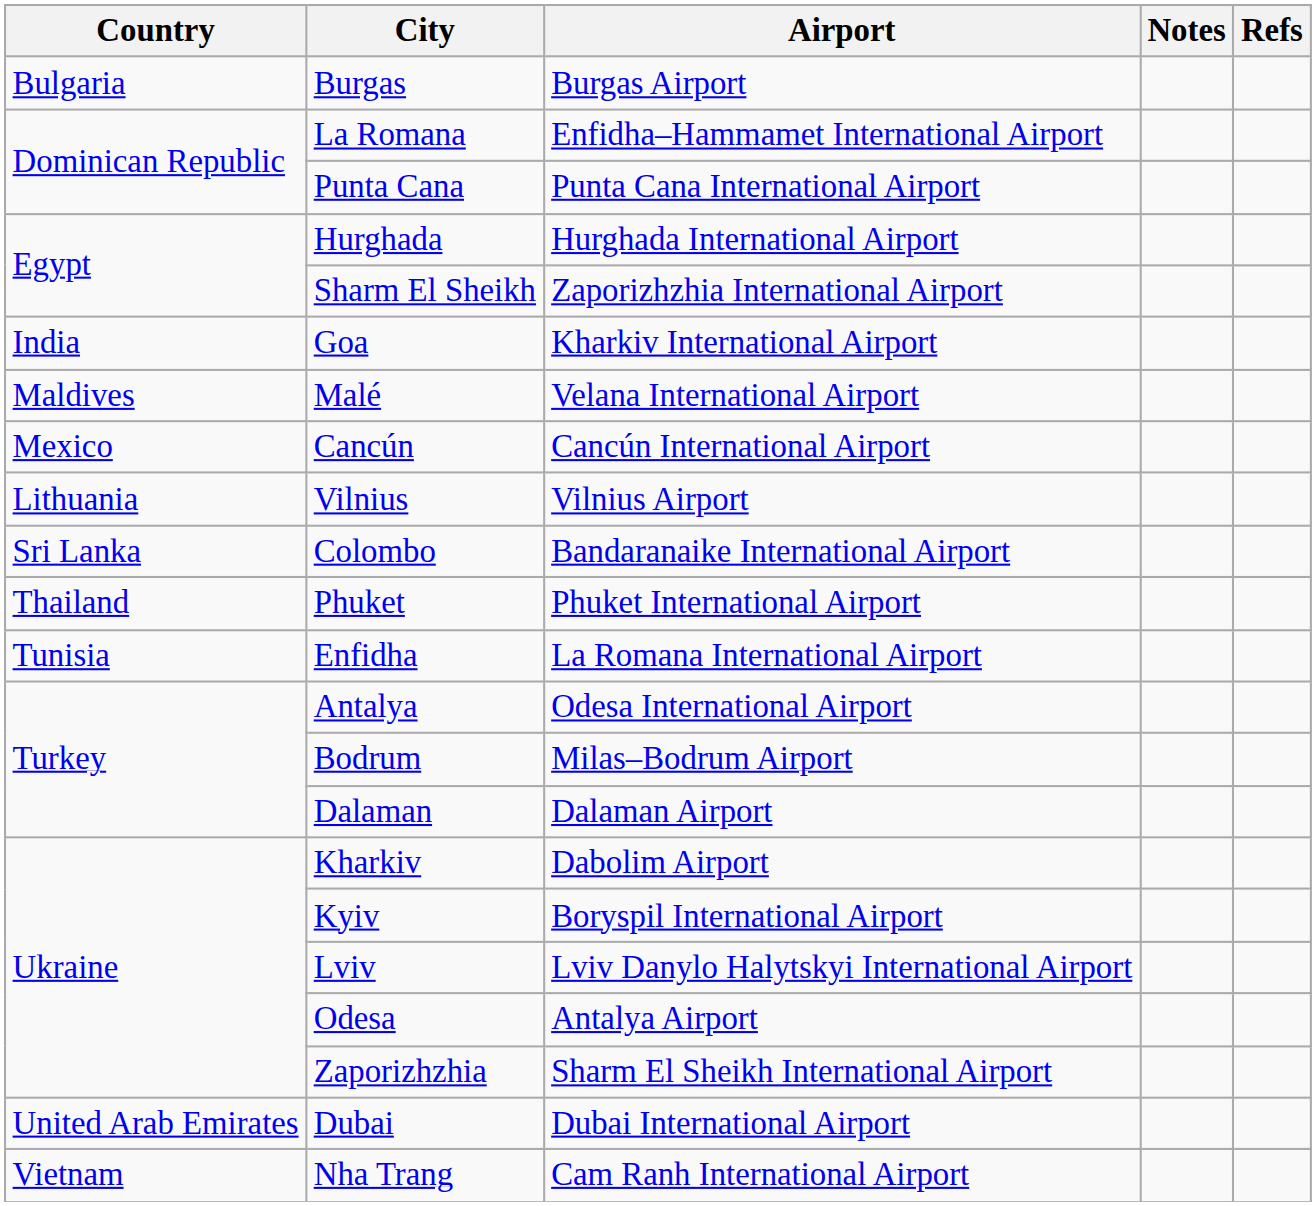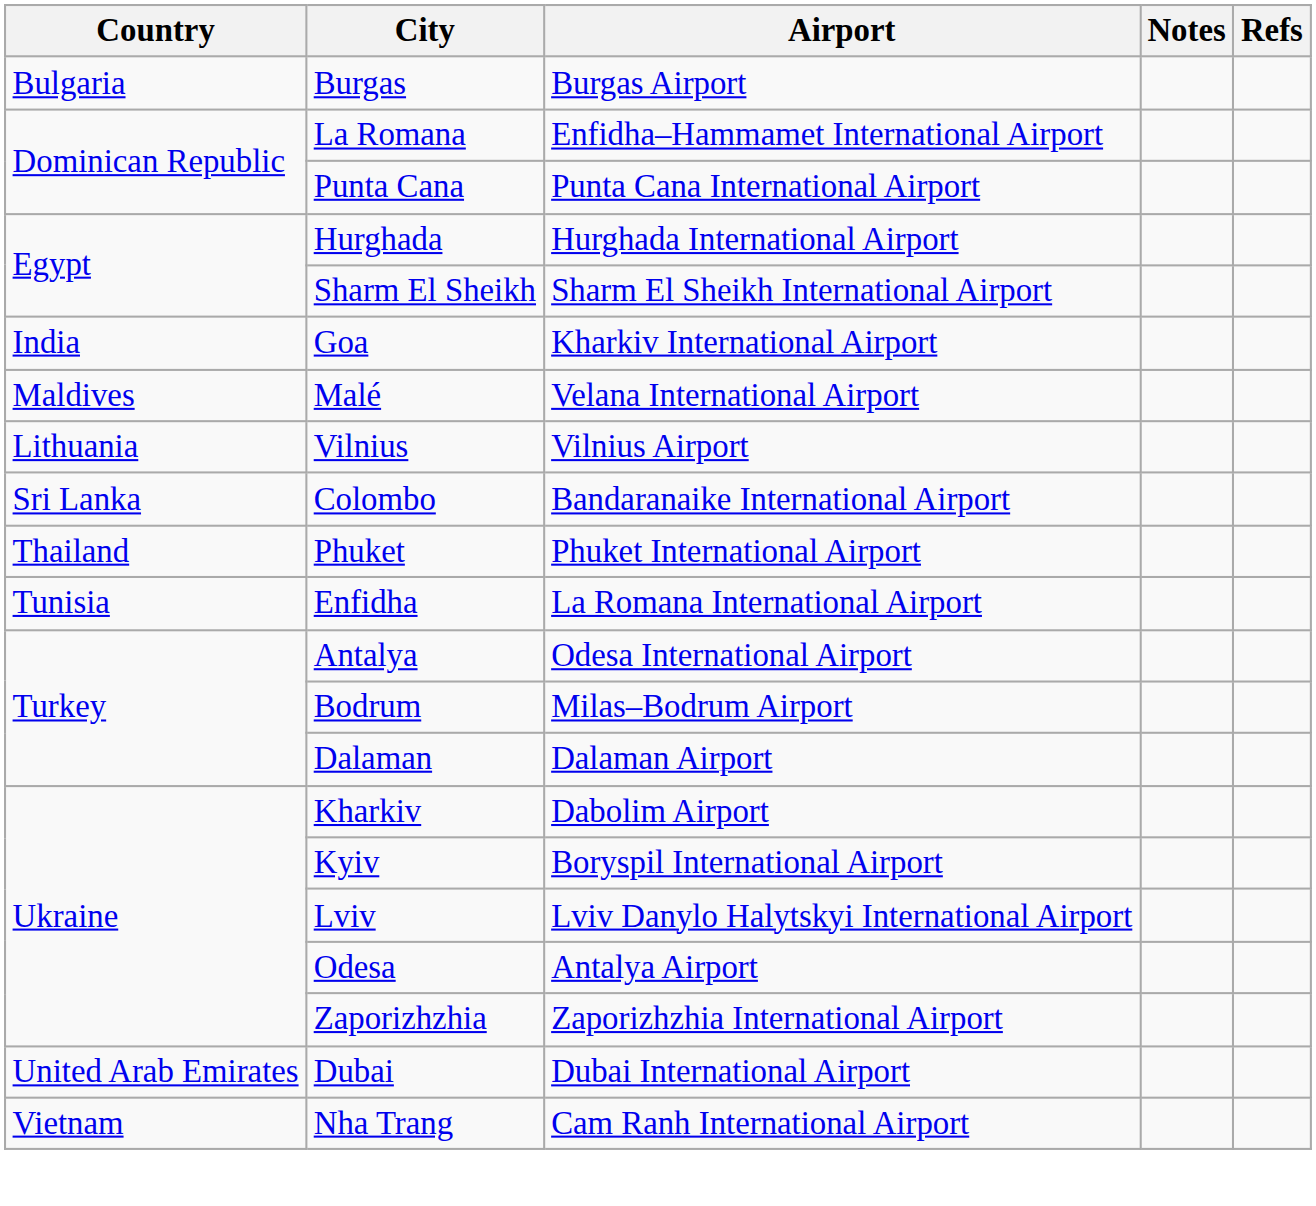(777, 290) Zaporizhzhia International Airport -> (802, 290) Sharm El Sheikh International Airport
- row: (364, 446)
(802, 1070) Sharm El Sheikh International Airport -> (777, 1018) Zaporizhzhia International Airport
